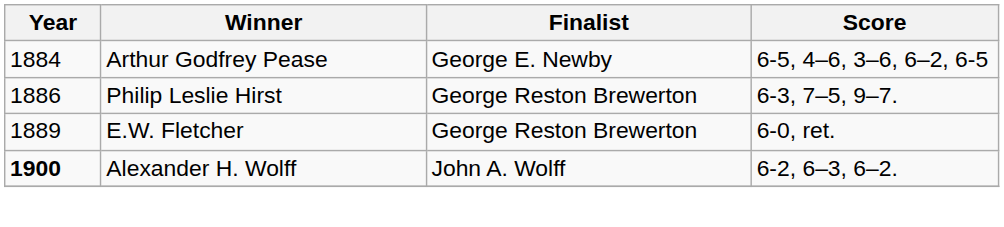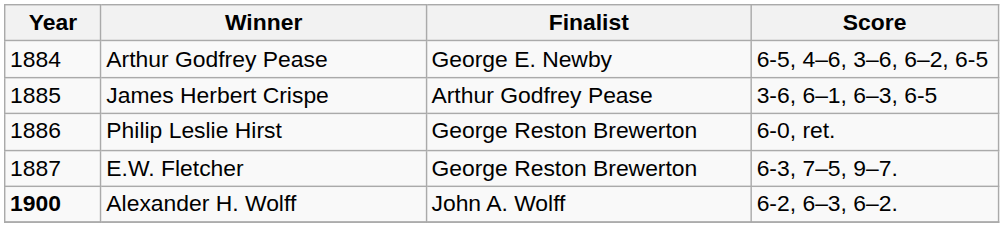+ row: (218, 95)
(827, 95) 6-3, 7–5, 9–7. -> (796, 131) 6-0, ret.
(35, 131) 1889 -> (35, 167) 1887
(796, 131) 6-0, ret. -> (827, 167) 6-3, 7–5, 9–7.
